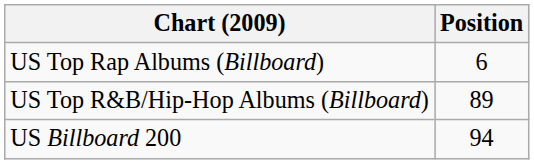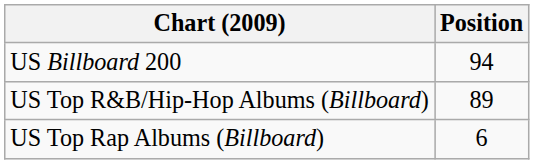rows swapped: (96, 138) <-> (167, 61)
